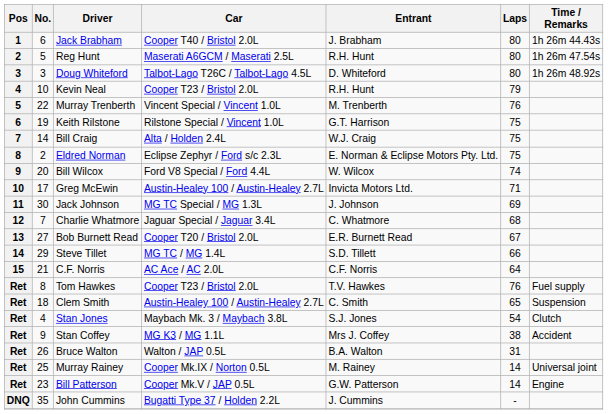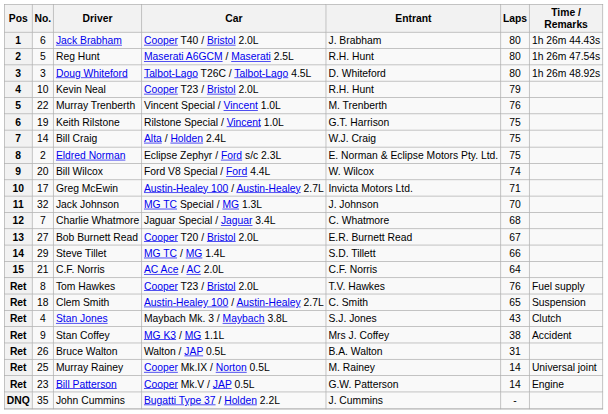(43, 204) 30 -> (43, 204) 32
(515, 204) 69 -> (515, 204) 70
(515, 319) 54 -> (515, 319) 43
